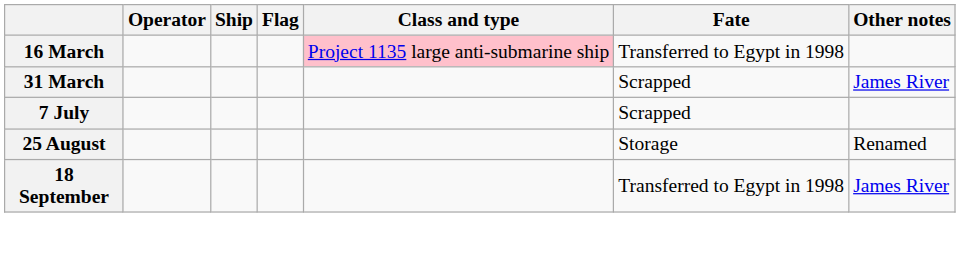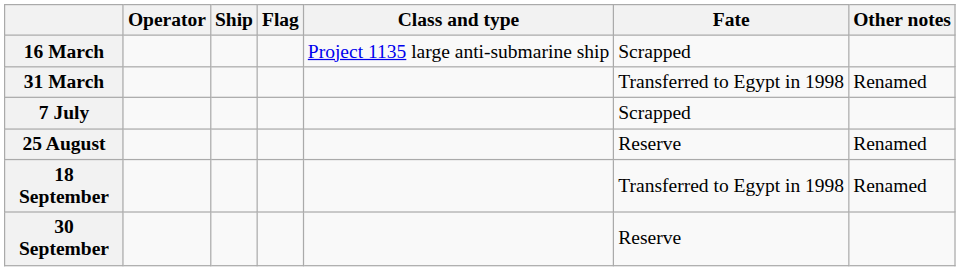(459, 50) pink background -> (459, 50) no background
(731, 50) Transferred to Egypt in 1998 -> (655, 50) Scrapped
(655, 81) Scrapped -> (731, 81) Transferred to Egypt in 1998
(901, 81) James River -> (890, 81) Renamed
(648, 143) Storage -> (650, 143) Reserve
(901, 185) James River -> (890, 185) Renamed
+ row: (64, 238)
